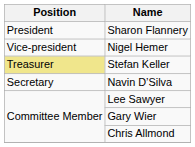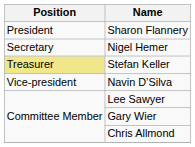(42, 47) Vice-president -> (30, 47) Secretary
(30, 82) Secretary -> (42, 82) Vice-president
